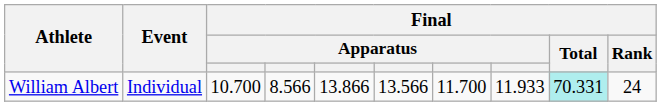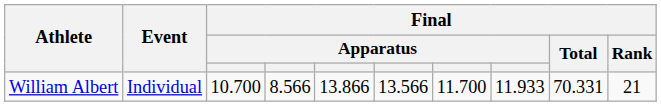(578, 86) paleturquoise background -> (578, 86) no background
(632, 86) 24 -> (632, 86) 21
